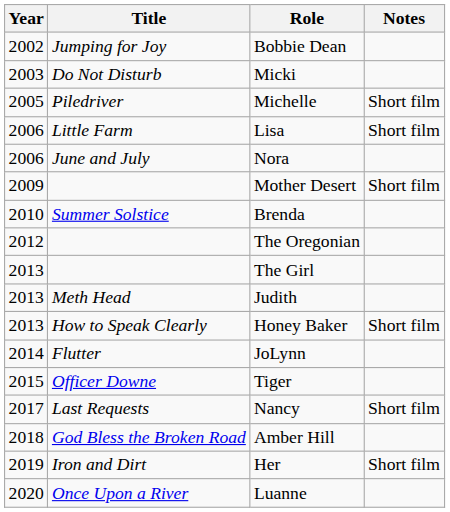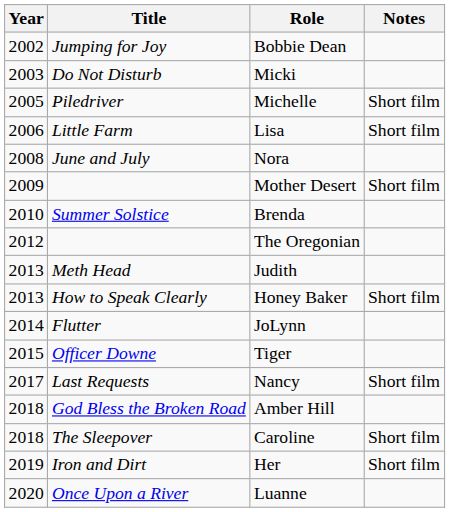(26, 158) 2006 -> (26, 158) 2008
- row: (284, 269)
+ row: (284, 437)
